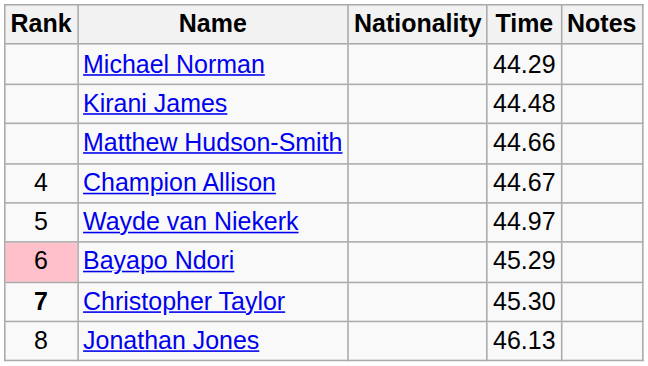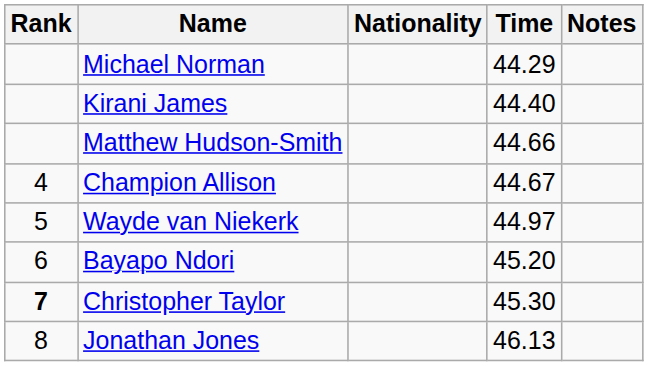(524, 103) 44.48 -> (524, 103) 44.40
(41, 261) pink background -> (41, 261) no background
(524, 261) 45.29 -> (524, 261) 45.20
